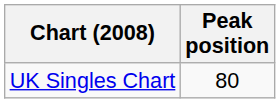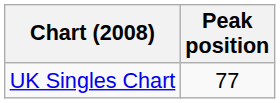(227, 80) 80 -> (227, 80) 77
